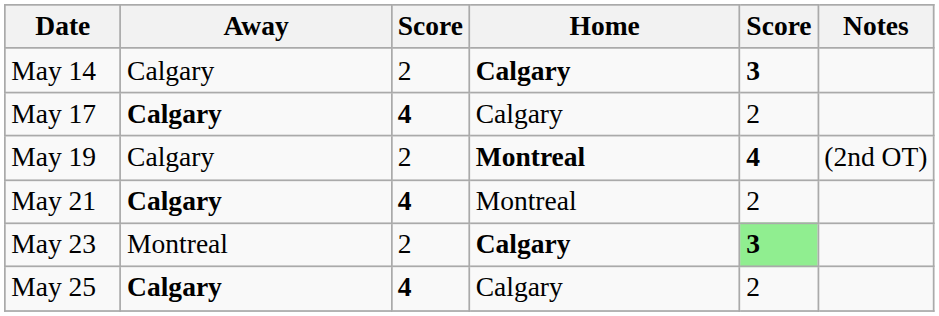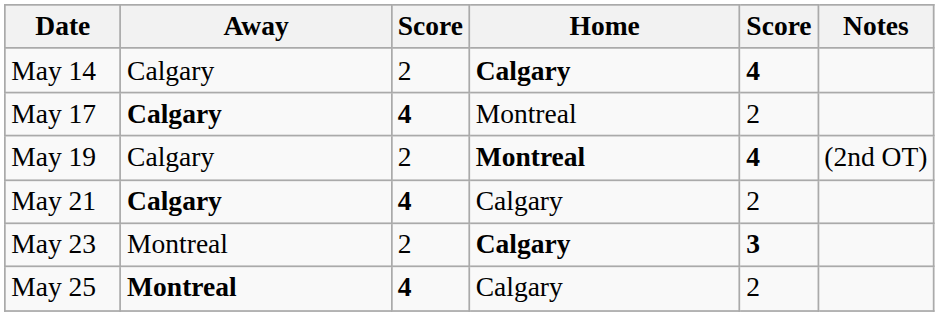(753, 69) 3 -> (753, 69) 4
(519, 113) Calgary -> (526, 113) Montreal
(526, 200) Montreal -> (519, 200) Calgary
(753, 244) lightgreen background -> (753, 244) no background
(174, 288) Calgary -> (182, 288) Montreal
